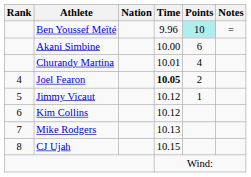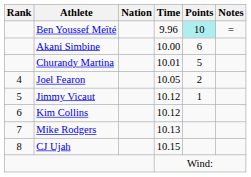(199, 63) 4 -> (199, 63) 5
(169, 79) bold -> (169, 79) normal
